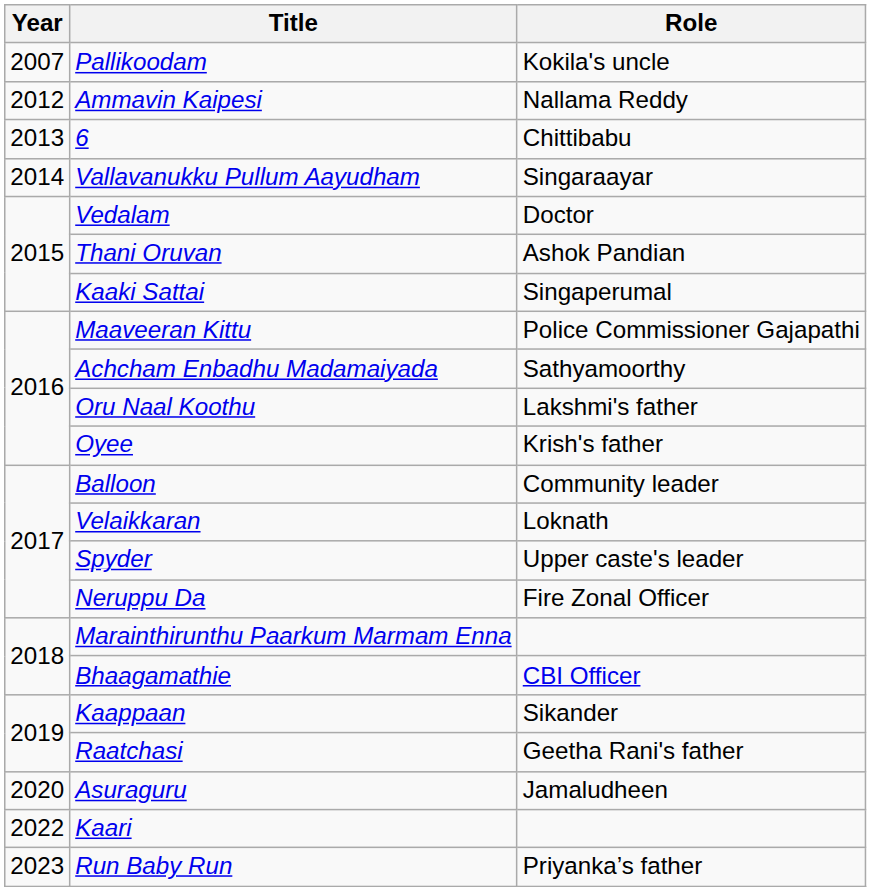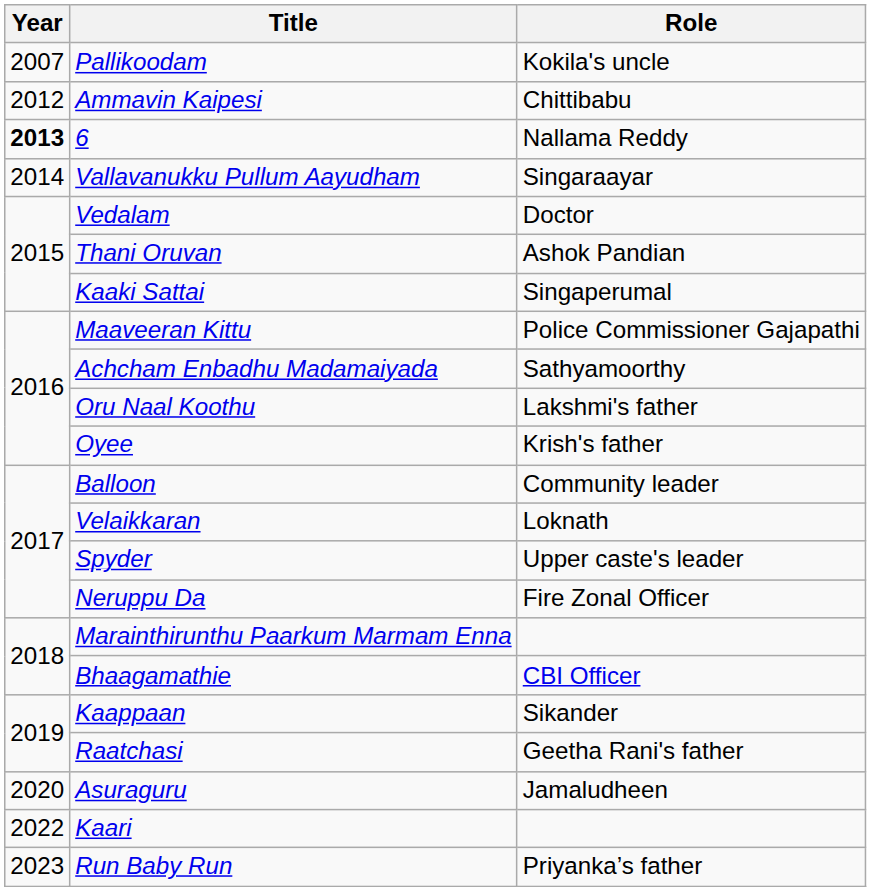(605, 100) Nallama Reddy -> (577, 100) Chittibabu
(37, 138) normal -> (37, 138) bold
(577, 138) Chittibabu -> (605, 138) Nallama Reddy
